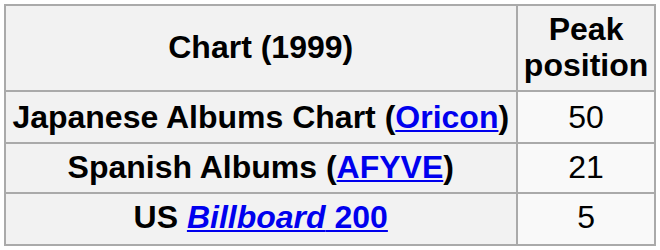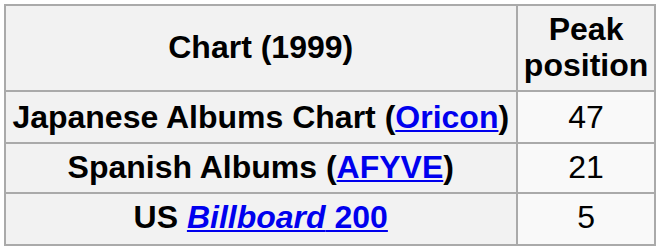(586, 116) 50 -> (586, 116) 47
